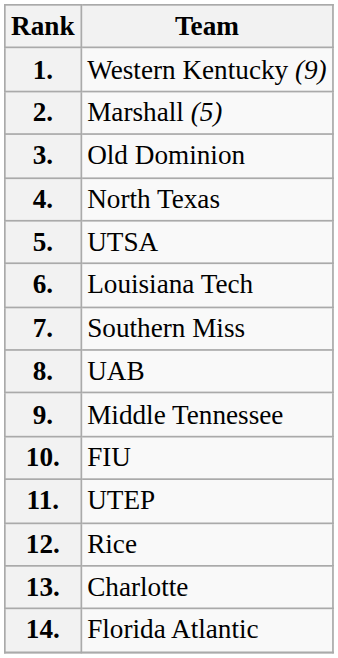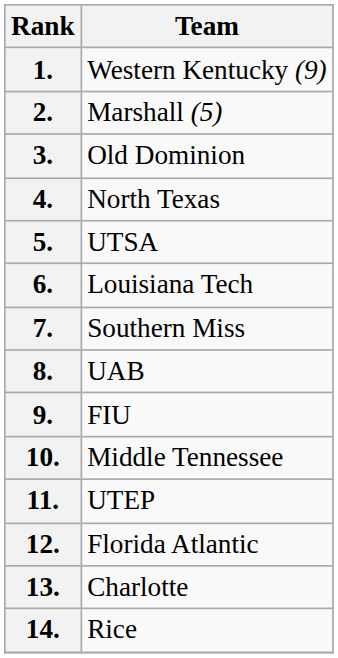(185, 414) Middle Tennessee -> (109, 414) FIU
(109, 457) FIU -> (185, 457) Middle Tennessee
(112, 543) Rice -> (173, 543) Florida Atlantic
(173, 629) Florida Atlantic -> (112, 629) Rice
